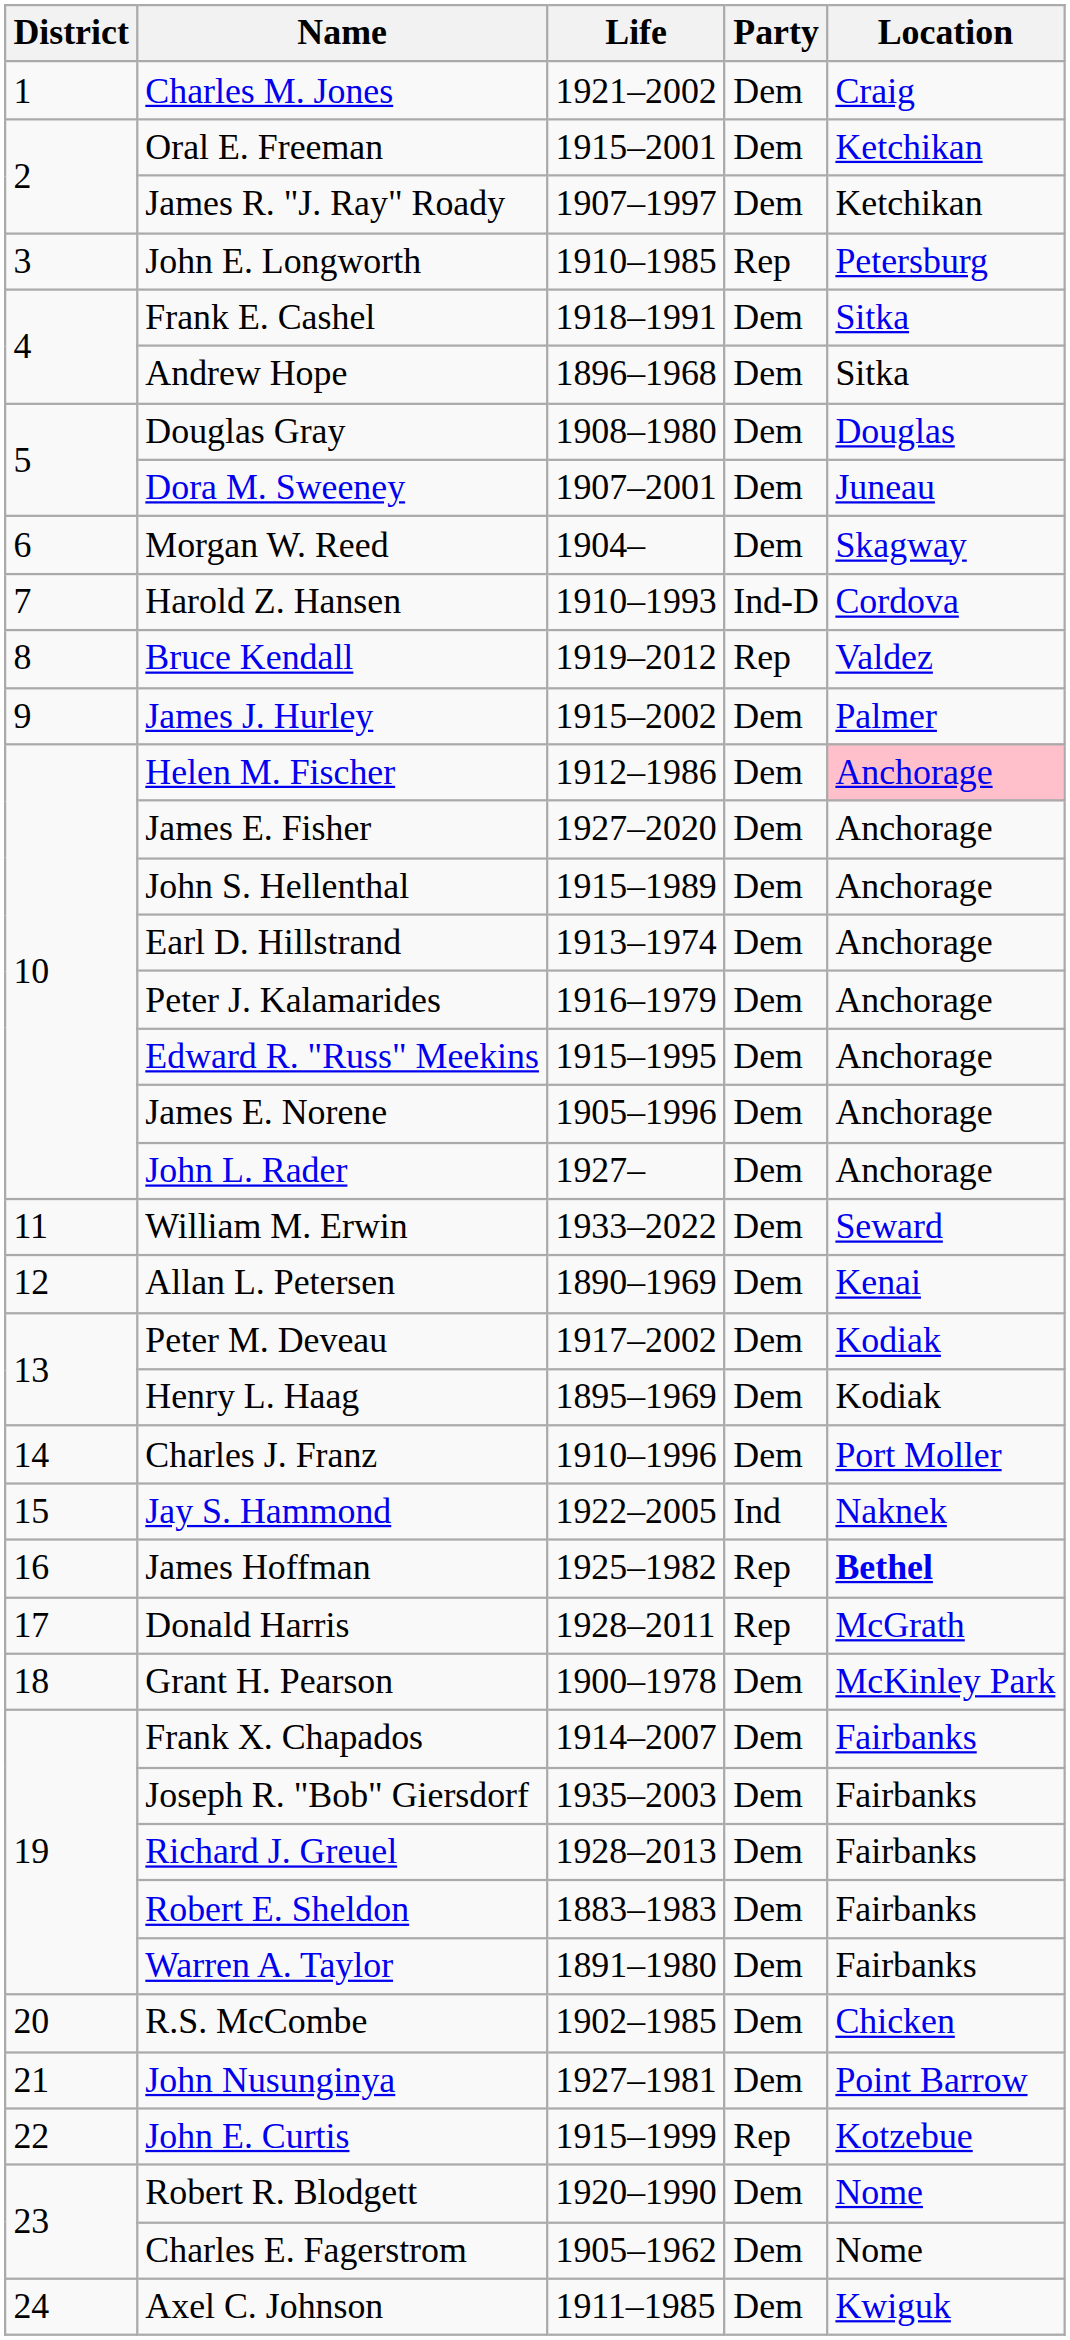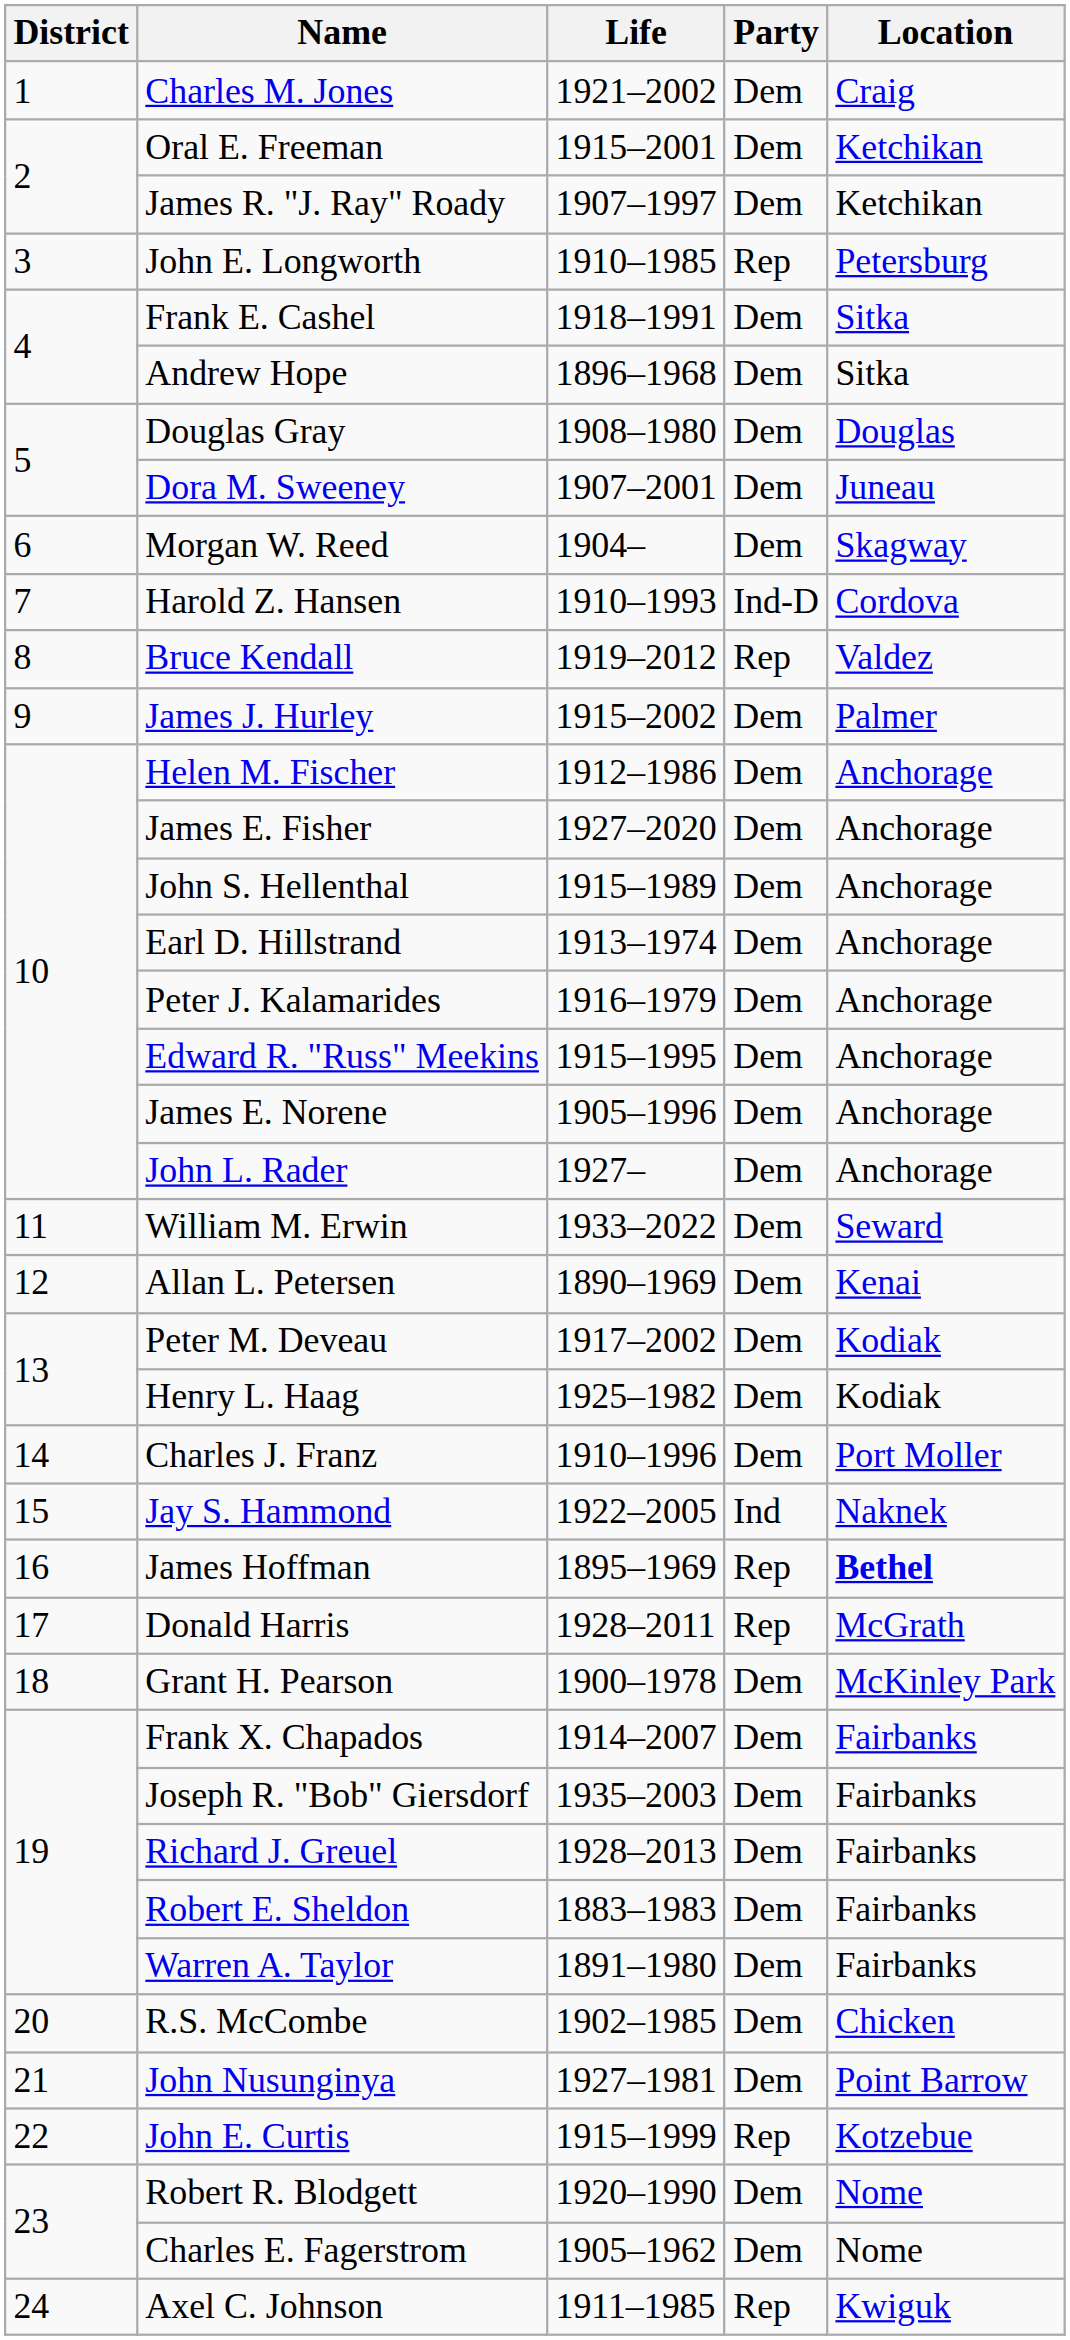(914, 771) pink background -> (914, 771) no background
(636, 1397) 1895–1969 -> (636, 1397) 1925–1982
(636, 1567) 1925–1982 -> (636, 1567) 1895–1969
(768, 2306) Dem -> (762, 2306) Rep
